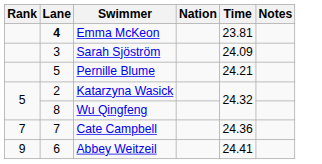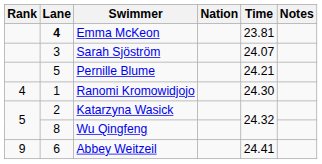(238, 52) 24.09 -> (259, 52) 24.07
+ row: (136, 91)
- row: (117, 129)
